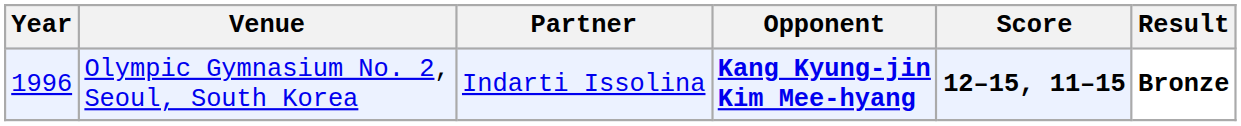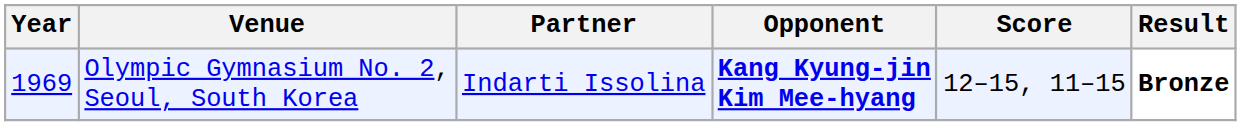(42, 84) 1996 -> (42, 84) 1969
(1034, 84) bold -> (1034, 84) normal
